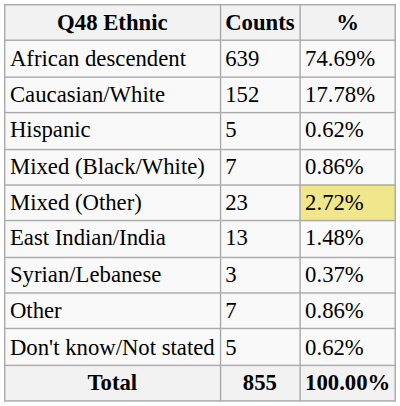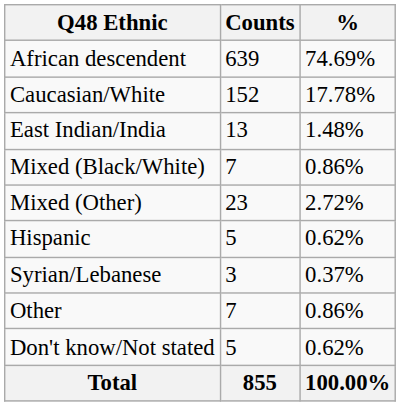rows swapped: (88, 238) <-> (50, 130)
(334, 202) khaki background -> (334, 202) no background
